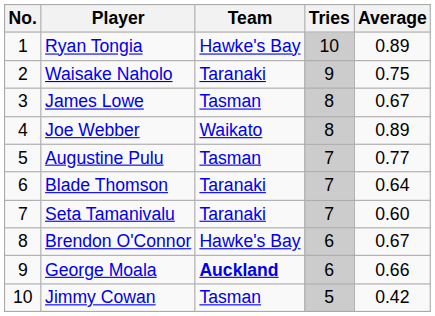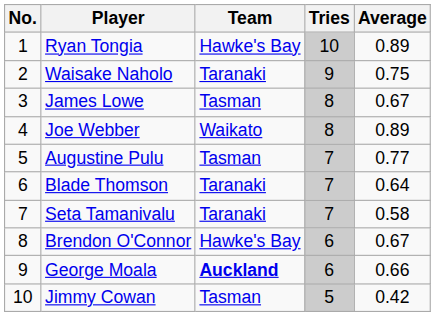(392, 213) 0.60 -> (392, 213) 0.58
